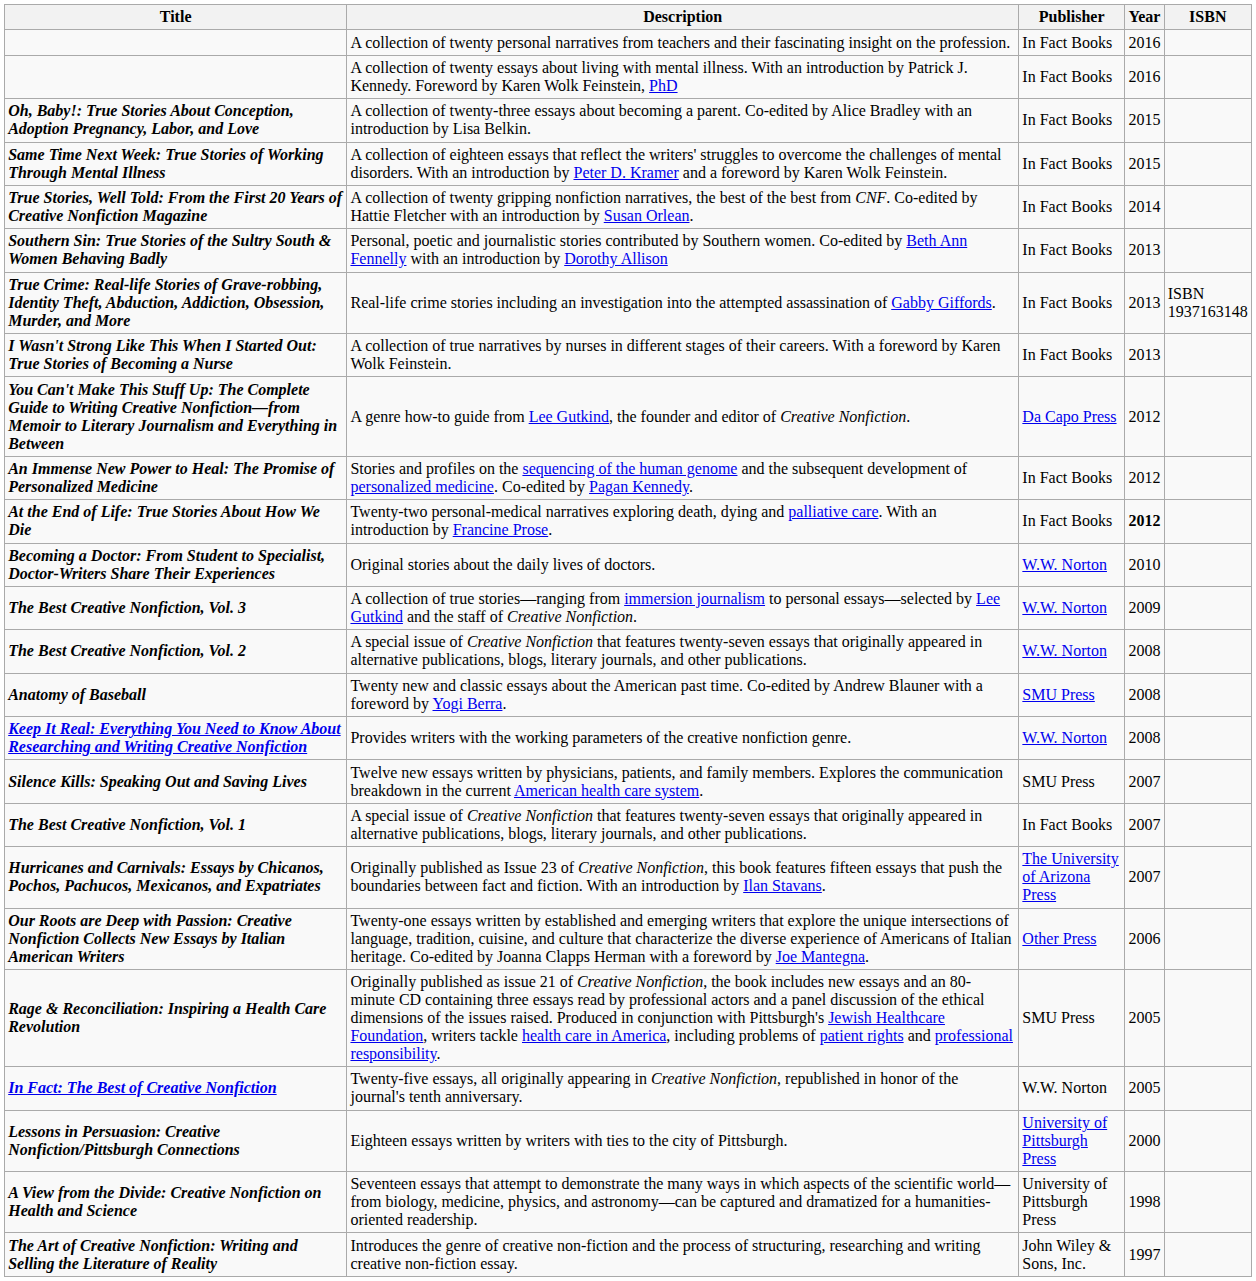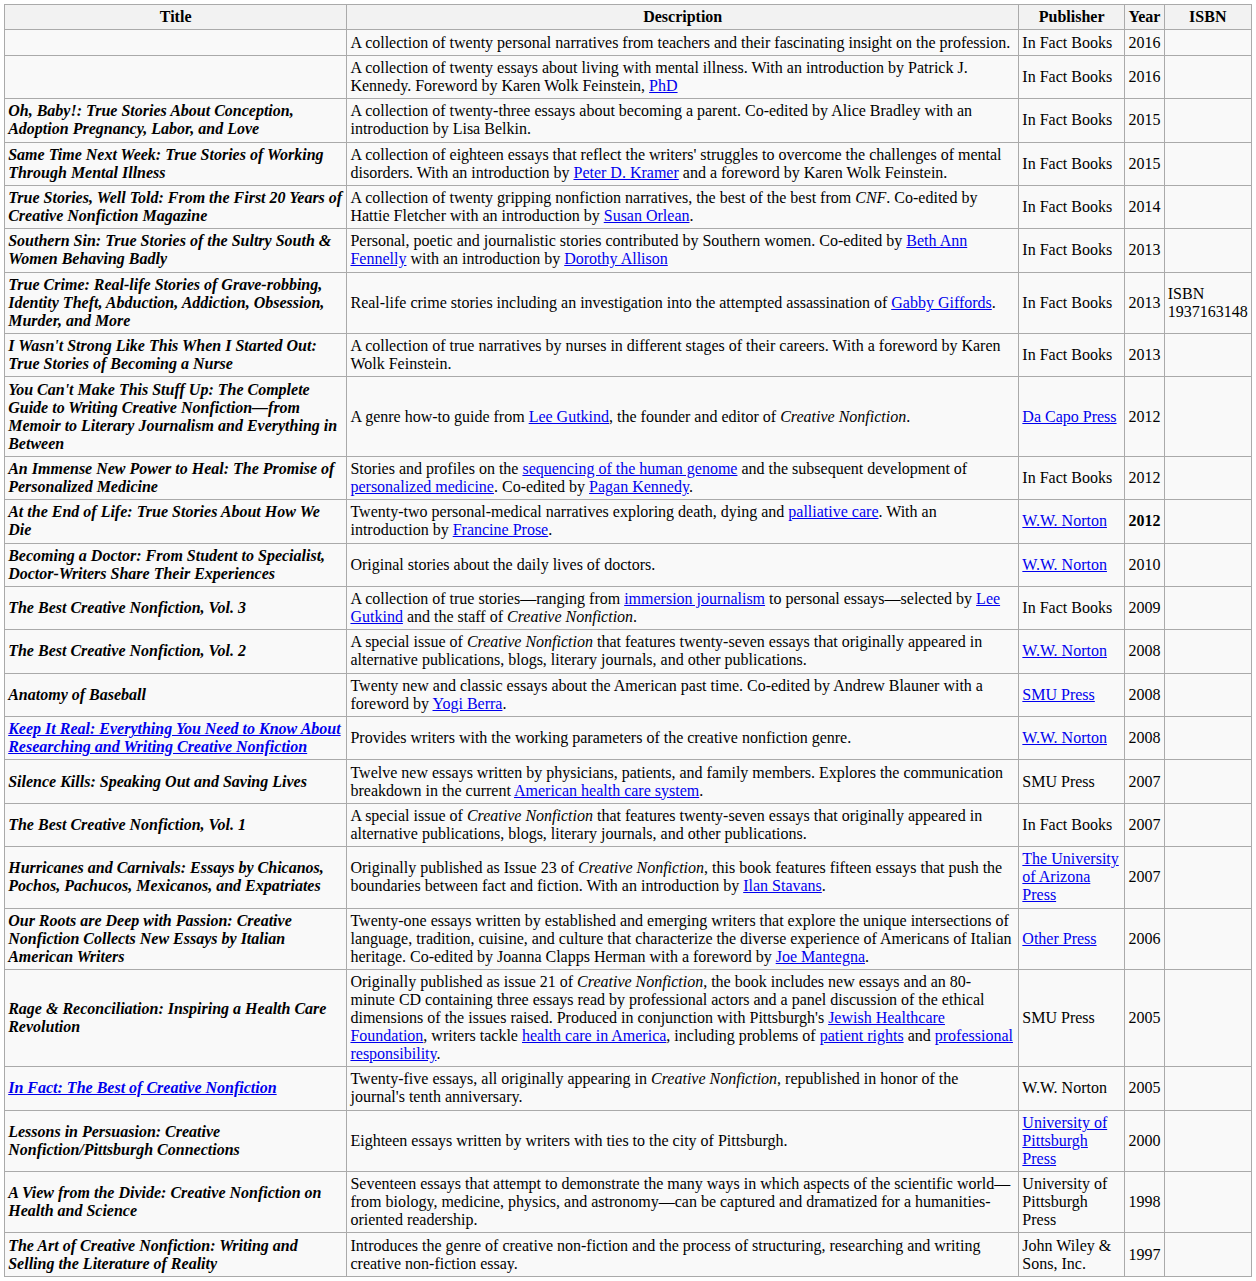(1067, 521) In Fact Books -> (1065, 521) W.W. Norton
(1065, 608) W.W. Norton -> (1067, 608) In Fact Books
